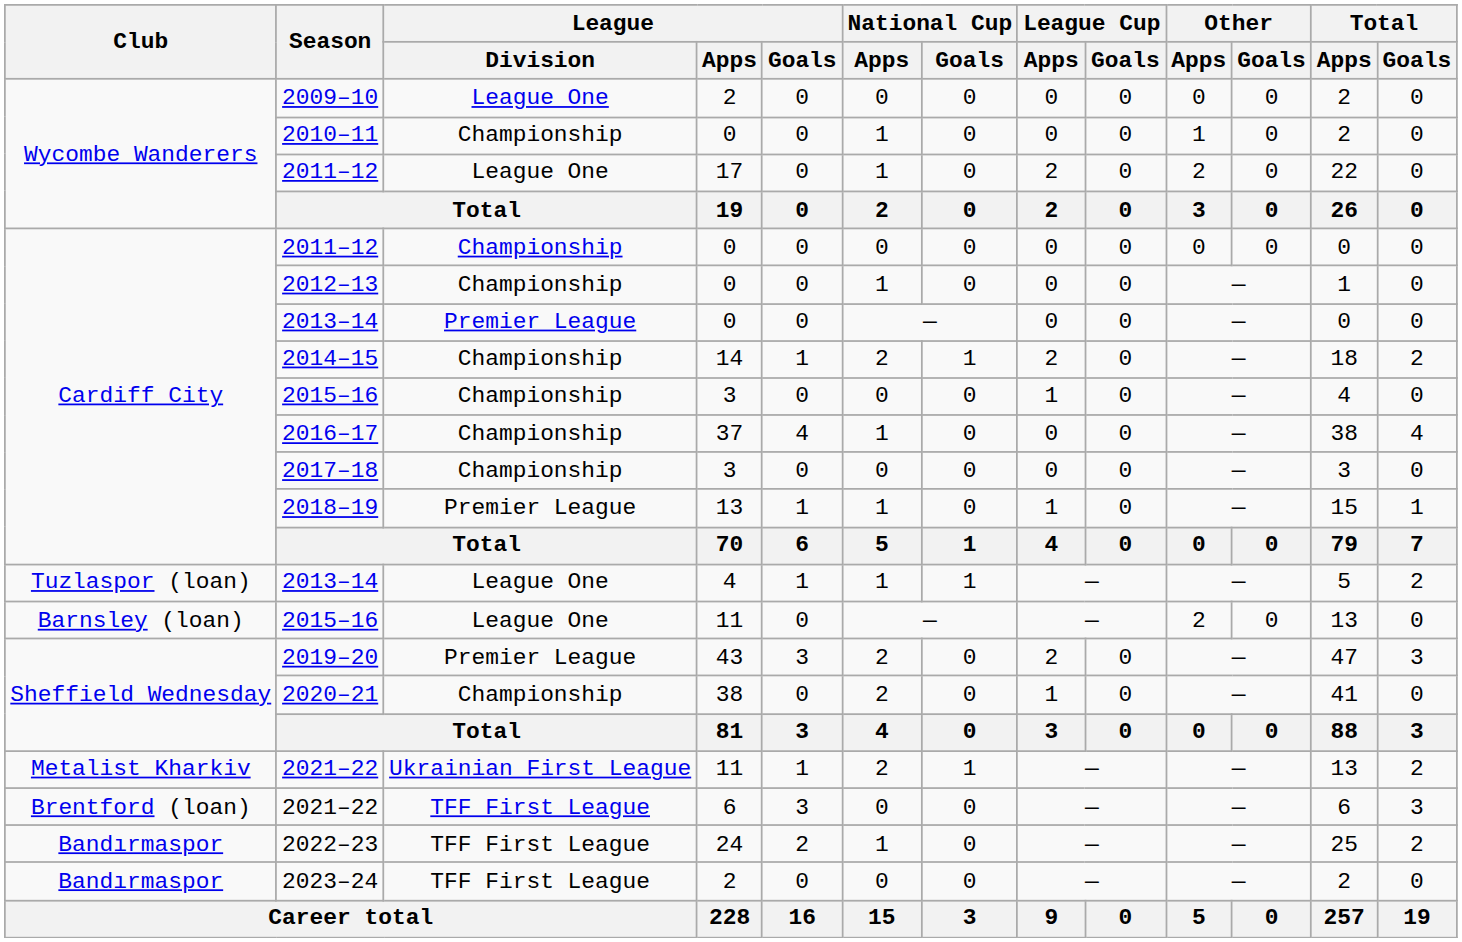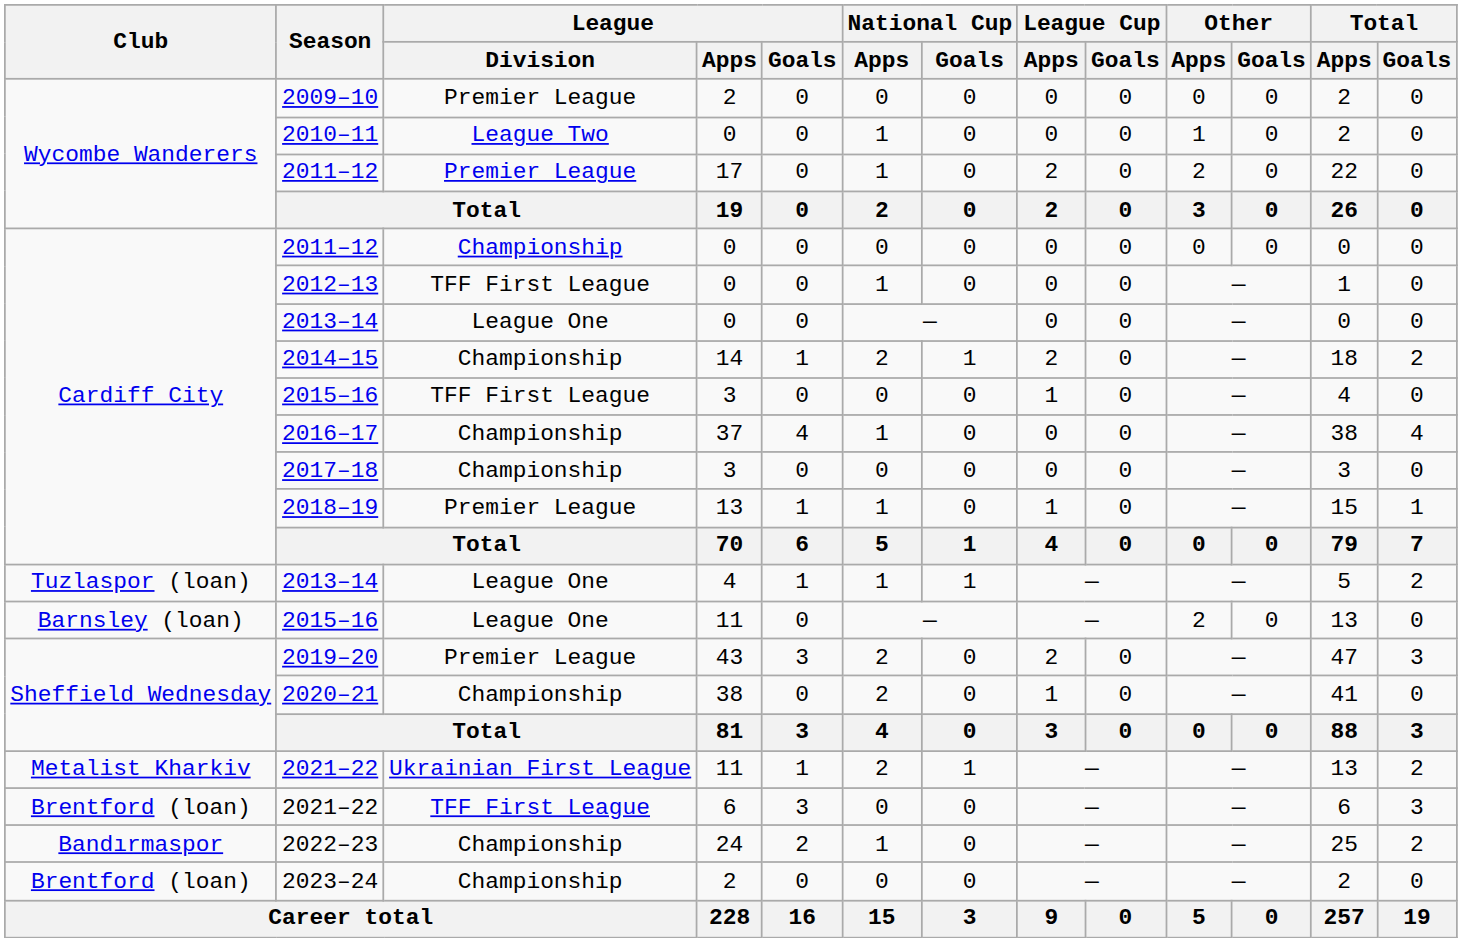(540, 98) League One -> (540, 98) Premier League
(540, 135) Championship -> (540, 135) League Two
(540, 173) League One -> (540, 173) Premier League
(540, 285) Championship -> (540, 285) TFF First League
(540, 322) Premier League -> (540, 322) League One
(540, 396) Championship -> (540, 396) TFF First League
(540, 844) TFF First League -> (540, 844) Championship
(141, 881) Bandırmaspor -> (141, 881) Brentford (loan)
(540, 881) TFF First League -> (540, 881) Championship
